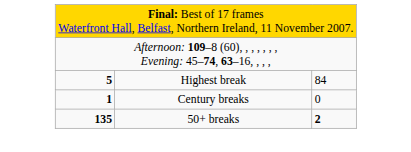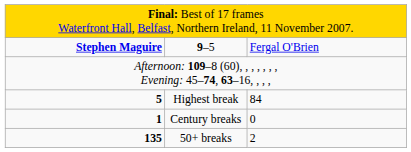+ row: (206, 47)
(318, 119) bold -> (253, 138) normal
